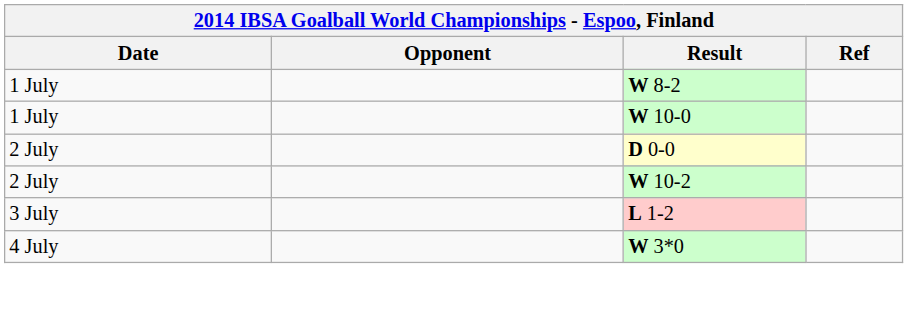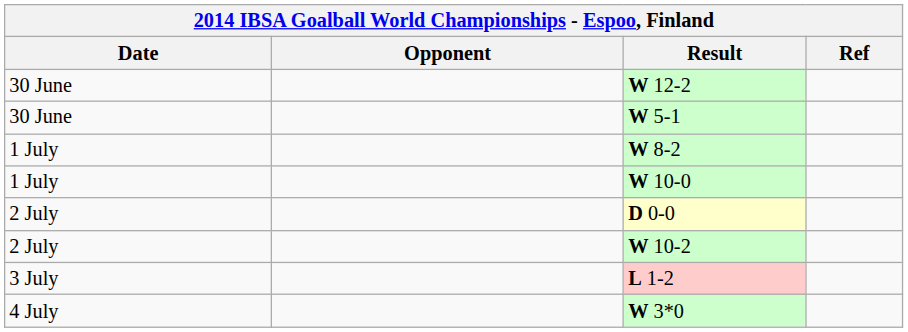+ row: (659, 85)
+ row: (654, 117)
